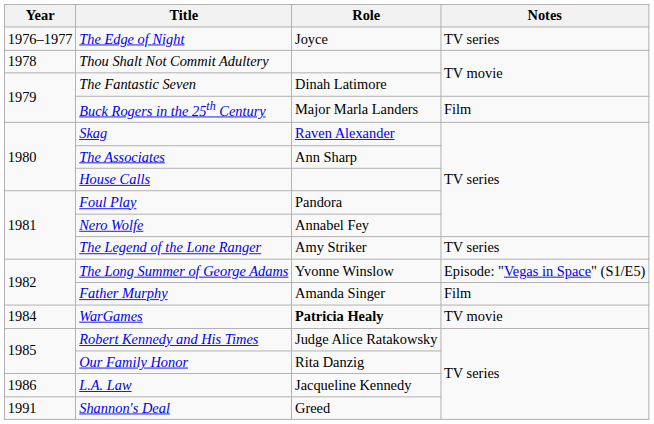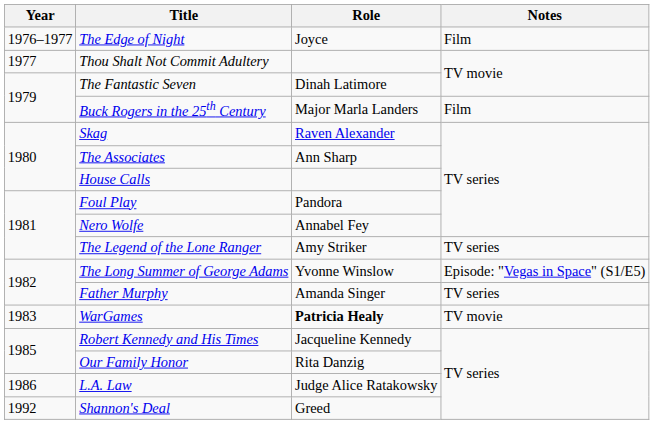(472, 38) TV series -> (458, 38) Film
(22, 61) 1978 -> (22, 61) 1977
(458, 293) Film -> (472, 293) TV series
(22, 316) 1984 -> (22, 316) 1983
(366, 339) Judge Alice Ratakowsky -> (353, 339) Jacqueline Kennedy
(353, 385) Jacqueline Kennedy -> (366, 385) Judge Alice Ratakowsky
(22, 408) 1991 -> (22, 408) 1992
